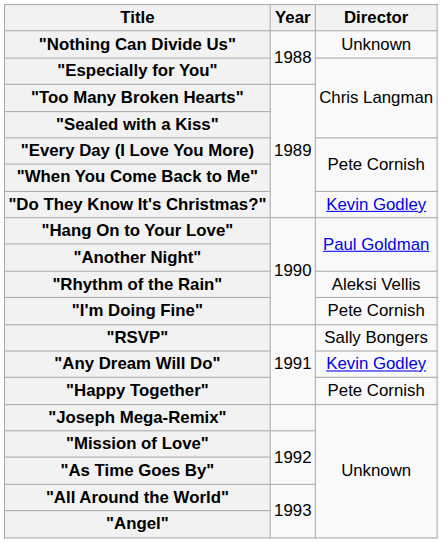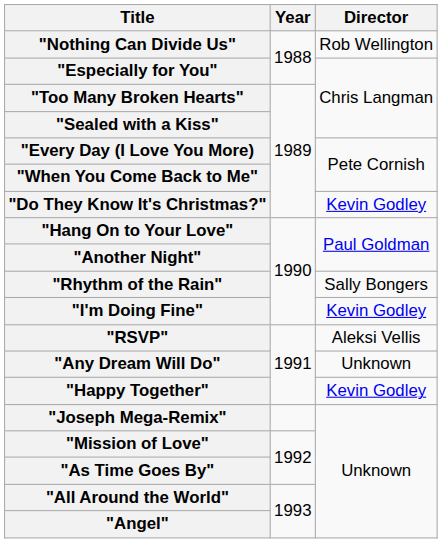(376, 44) Unknown -> (376, 44) Rob Wellington
(376, 284) Aleksi Vellis -> (376, 284) Sally Bongers
(376, 310) Pete Cornish -> (376, 310) Kevin Godley
(376, 337) Sally Bongers -> (376, 337) Aleksi Vellis
(376, 364) Kevin Godley -> (376, 364) Unknown
(376, 390) Pete Cornish -> (376, 390) Kevin Godley
